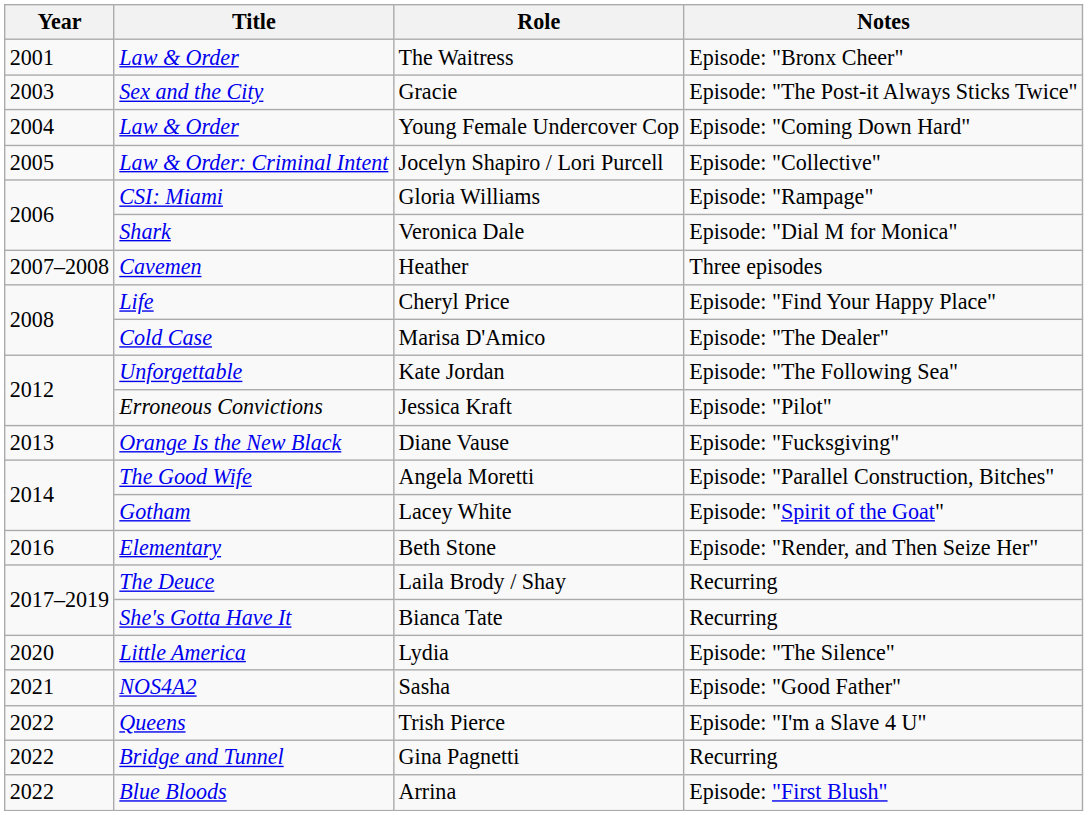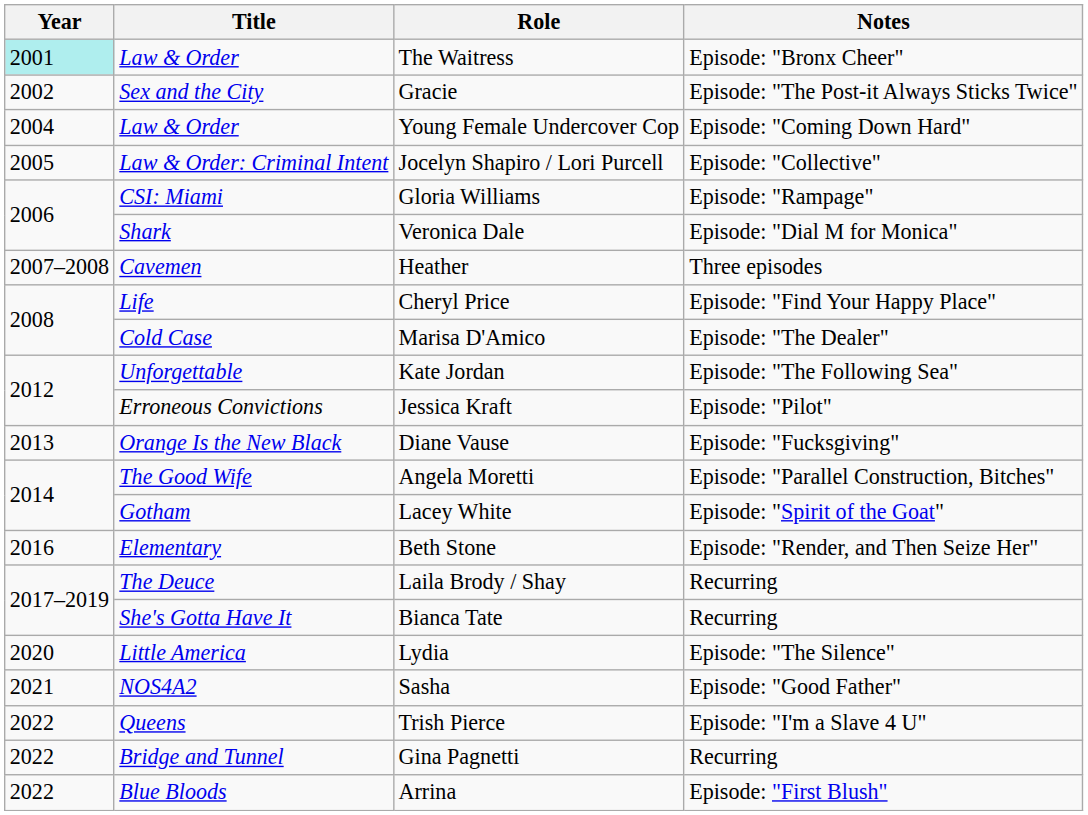(32, 57) no background -> (32, 57) paleturquoise background
(32, 92) 2003 -> (32, 92) 2002
